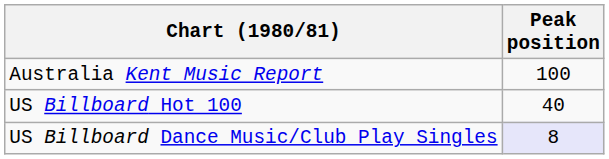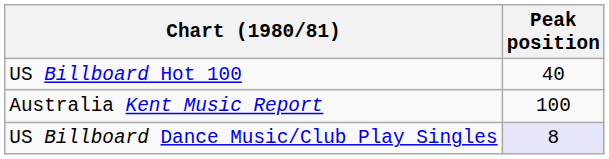rows swapped: (166, 74) <-> (126, 106)
